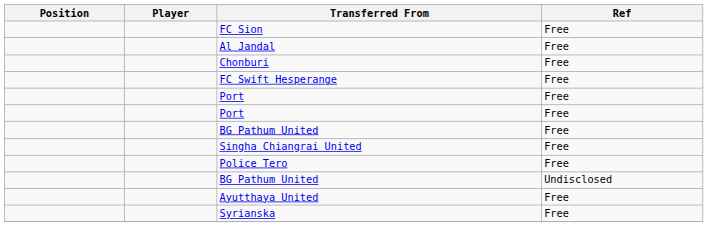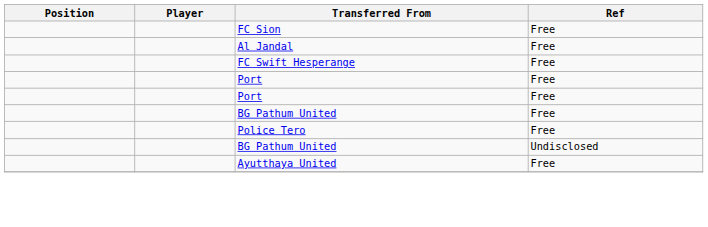- row: (244, 63)
- row: (291, 147)
- row: (247, 214)
